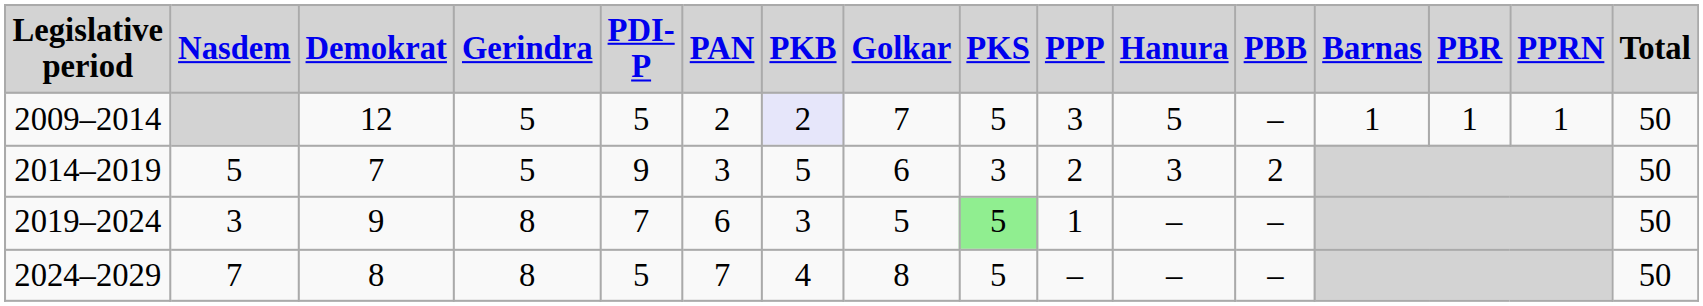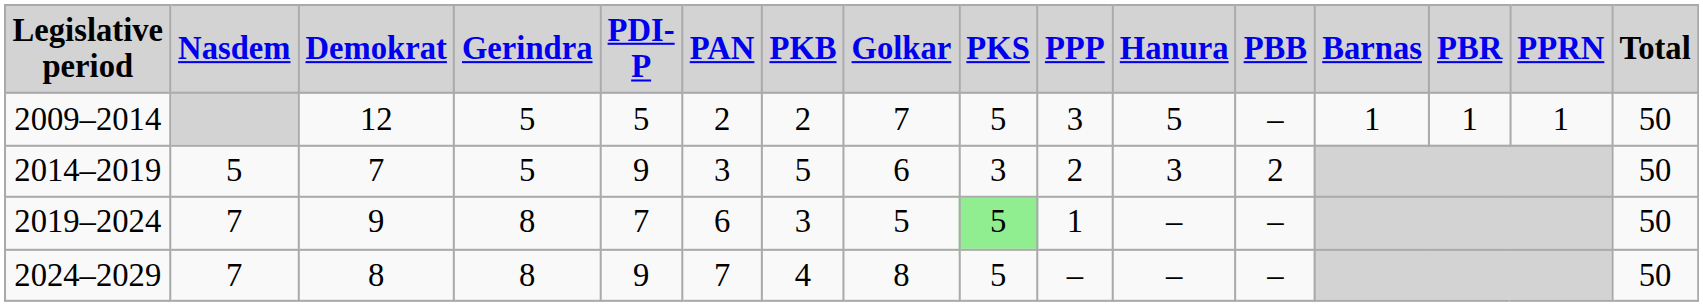(803, 118) lavender background -> (803, 118) no background
(234, 222) 3 -> (234, 222) 7
(641, 274) 5 -> (641, 274) 9
